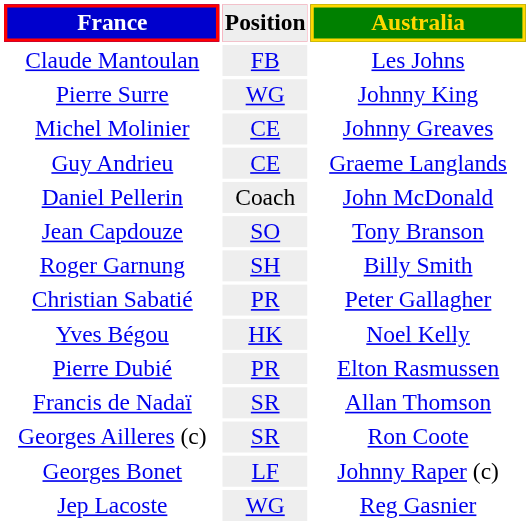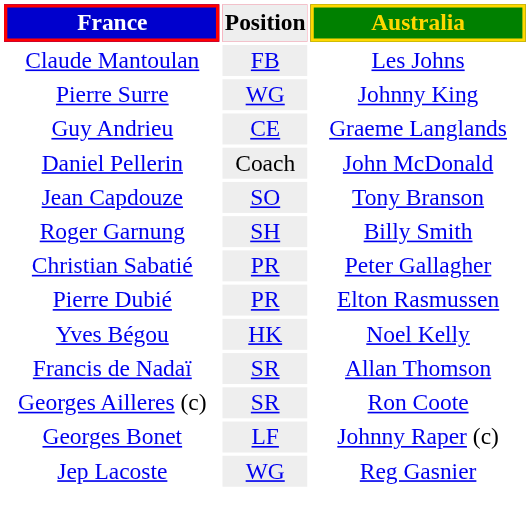- row: (112, 128)
rows swapped: (112, 334) <-> (112, 368)
